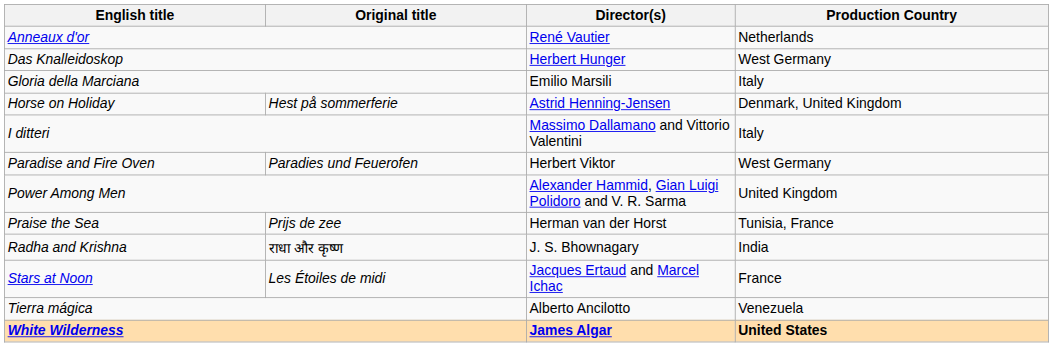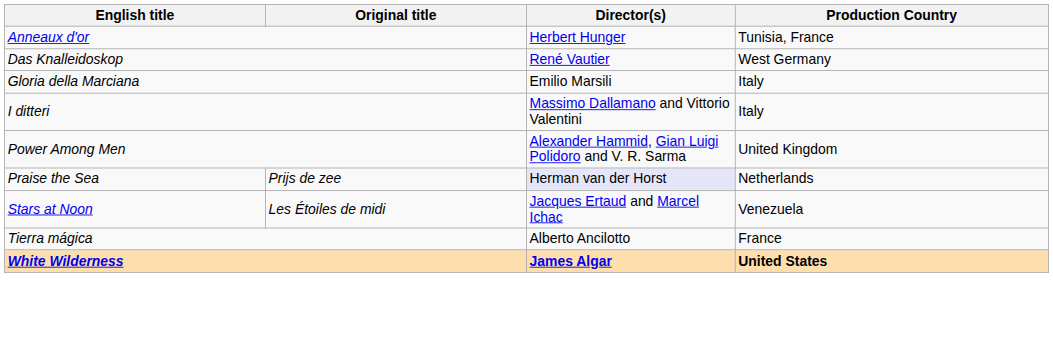(570, 37) René Vautier -> (578, 37) Herbert Hunger
(776, 37) Netherlands -> (786, 37) Tunisia, France
(578, 59) Herbert Hunger -> (570, 59) René Vautier
- row: (61, 103)
- row: (81, 163)
(598, 223) no background -> (598, 179) lavender background
(786, 223) Tunisia, France -> (776, 179) Netherlands
- row: (67, 247)
(760, 278) France -> (771, 209) Venezuela
(771, 308) Venezuela -> (760, 239) France
